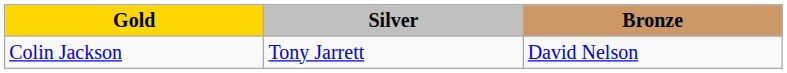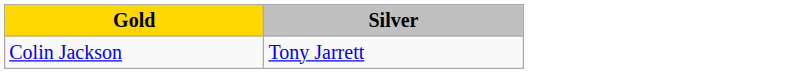- column: (653, 20)
